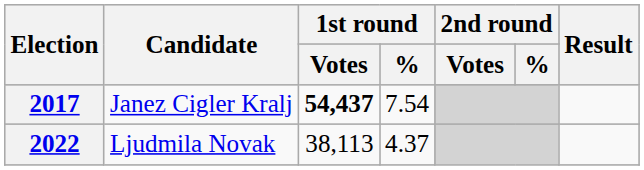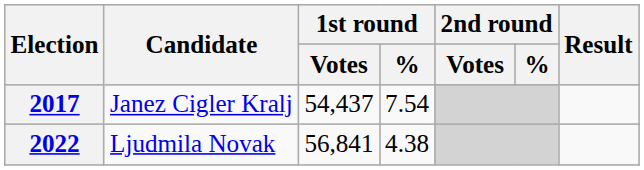(339, 104) bold -> (339, 104) normal
(339, 143) 38,113 -> (339, 143) 56,841
(407, 143) 4.37 -> (407, 143) 4.38
